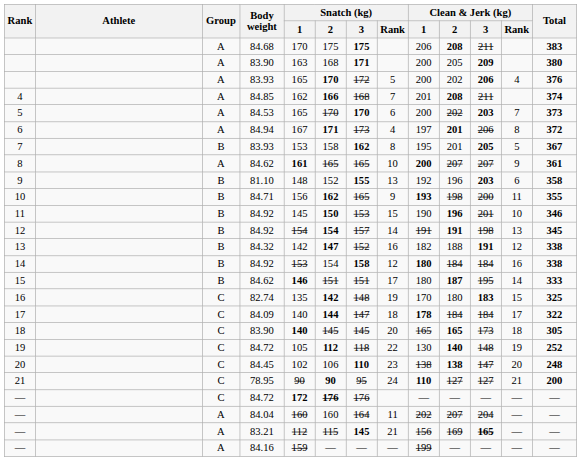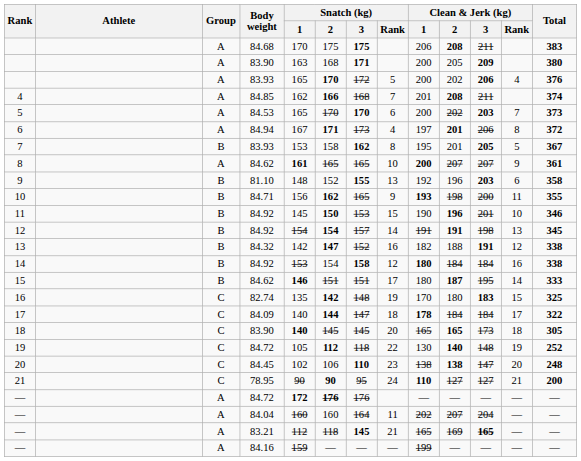(221, 398) C -> (221, 398) A
(331, 431) 115 -> (331, 431) 118
(424, 431) 156 -> (424, 431) 165
